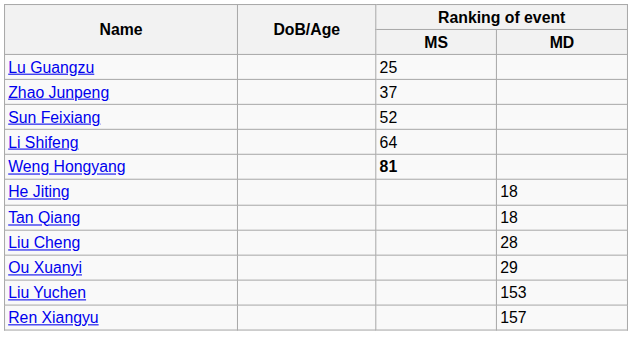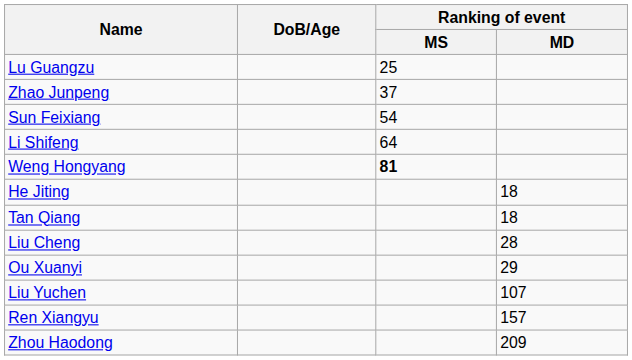(388, 117) 52 -> (388, 117) 54
(513, 292) 153 -> (513, 292) 107
+ row: (60, 343)
